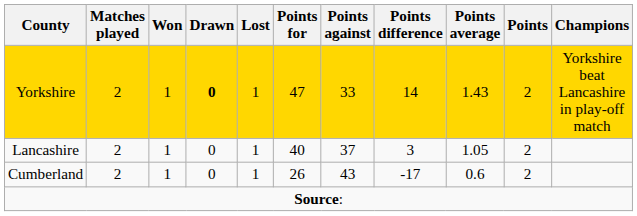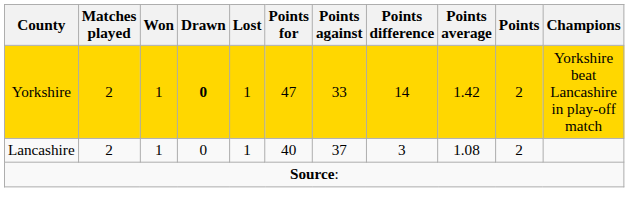(475, 91) 1.43 -> (467, 91) 1.42
(475, 150) 1.05 -> (467, 150) 1.08
- row: (46, 174)
